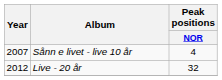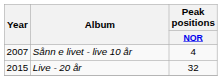(17, 68) 2012 -> (17, 68) 2015
